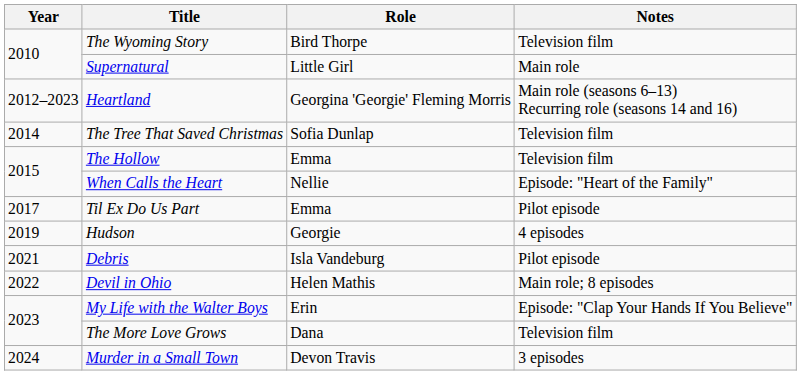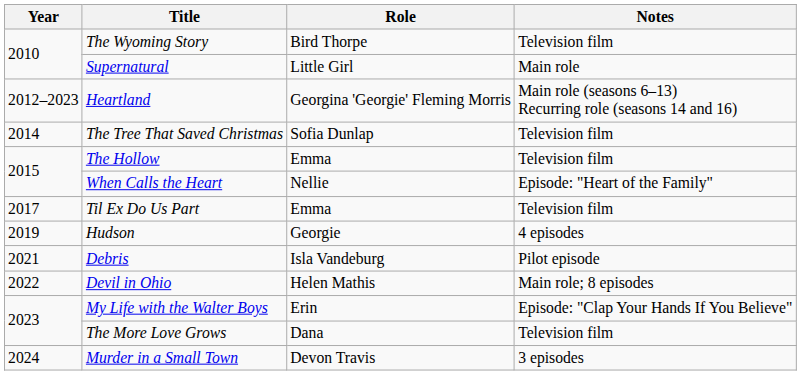(559, 208) Pilot episode -> (566, 208) Television film
